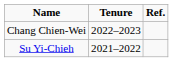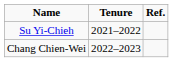rows swapped: (46, 48) <-> (46, 30)
